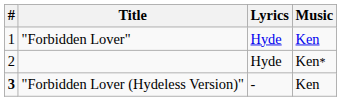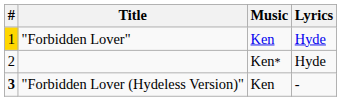columns swapped: (270, 15) <-> (314, 15)
(11, 38) no background -> (11, 38) gold background
